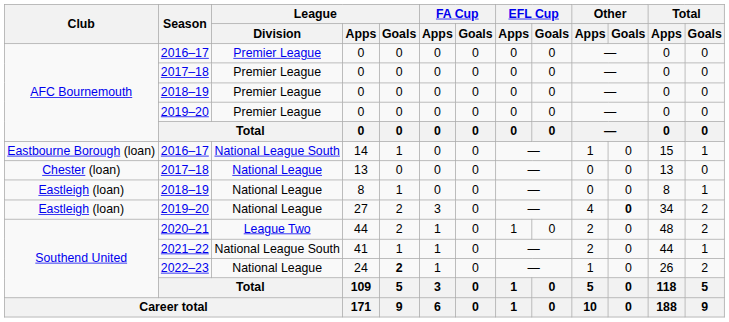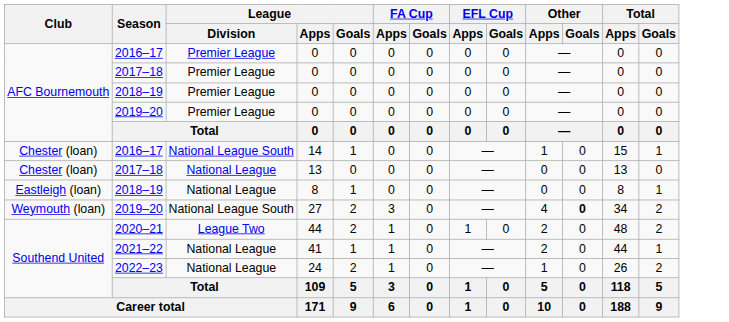(81, 151) Eastbourne Borough (loan) -> (58, 151) Chester (loan)
(81, 209) Eastleigh (loan) -> (58, 209) Weymouth (loan)
(277, 209) National League -> (231, 209) National League South
(277, 248) National League South -> (231, 248) National League
(399, 268) bold -> (353, 268) normal
